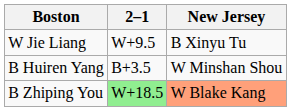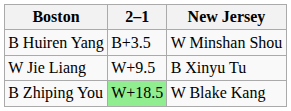rows swapped: (56, 67) <-> (47, 42)
(218, 93) lightsalmon background -> (218, 93) no background
